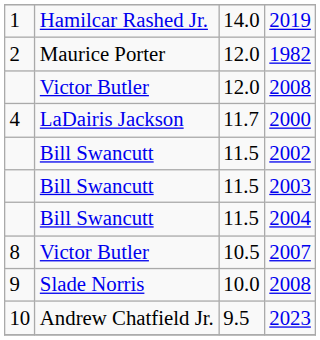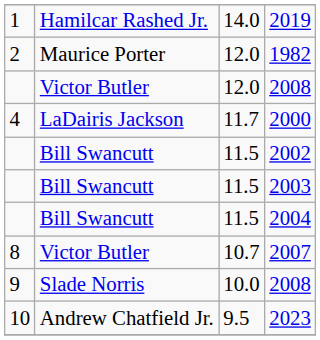(241, 251) 10.5 -> (241, 251) 10.7
